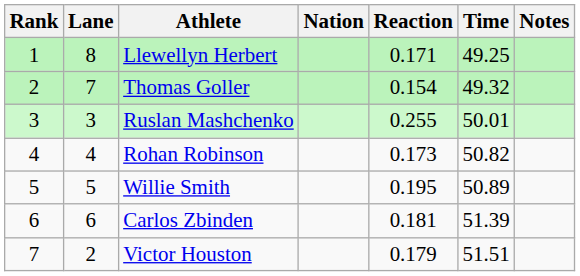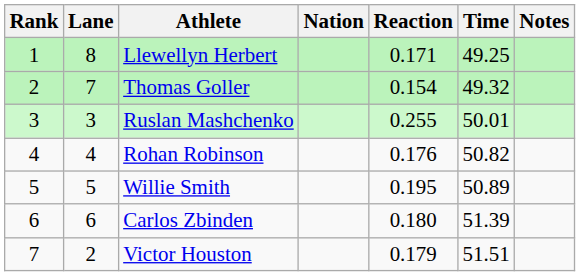(413, 154) 0.173 -> (413, 154) 0.176
(413, 220) 0.181 -> (413, 220) 0.180
